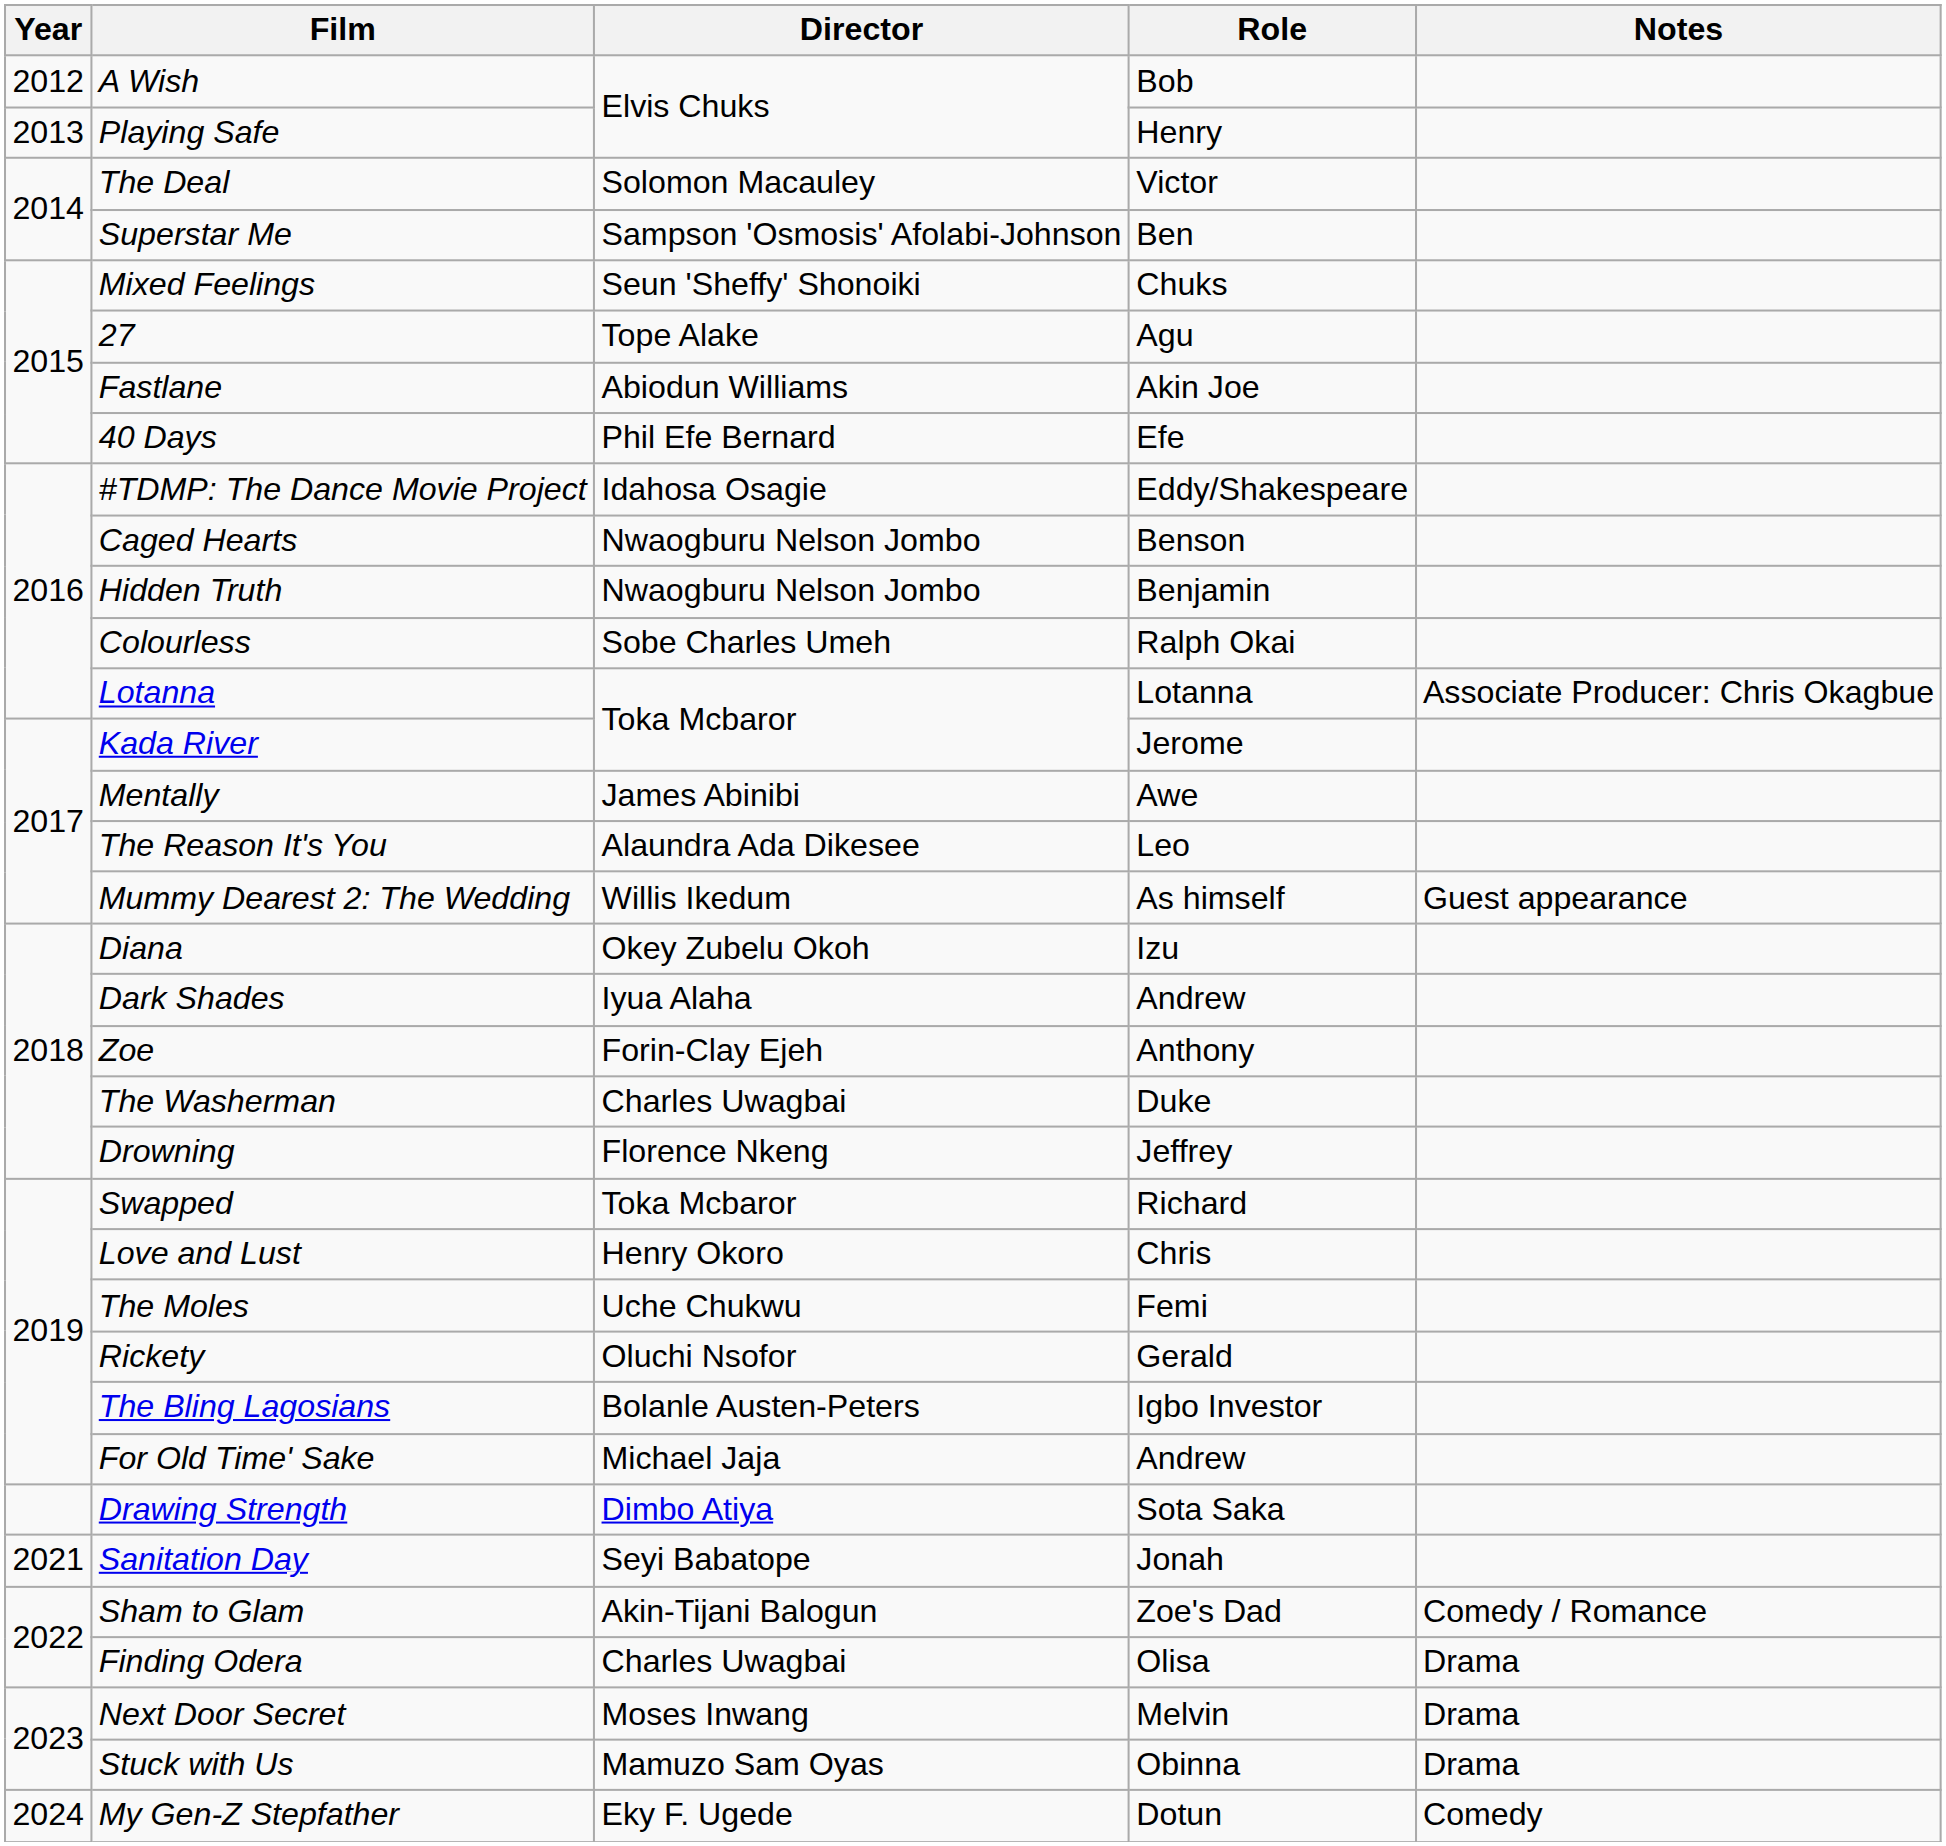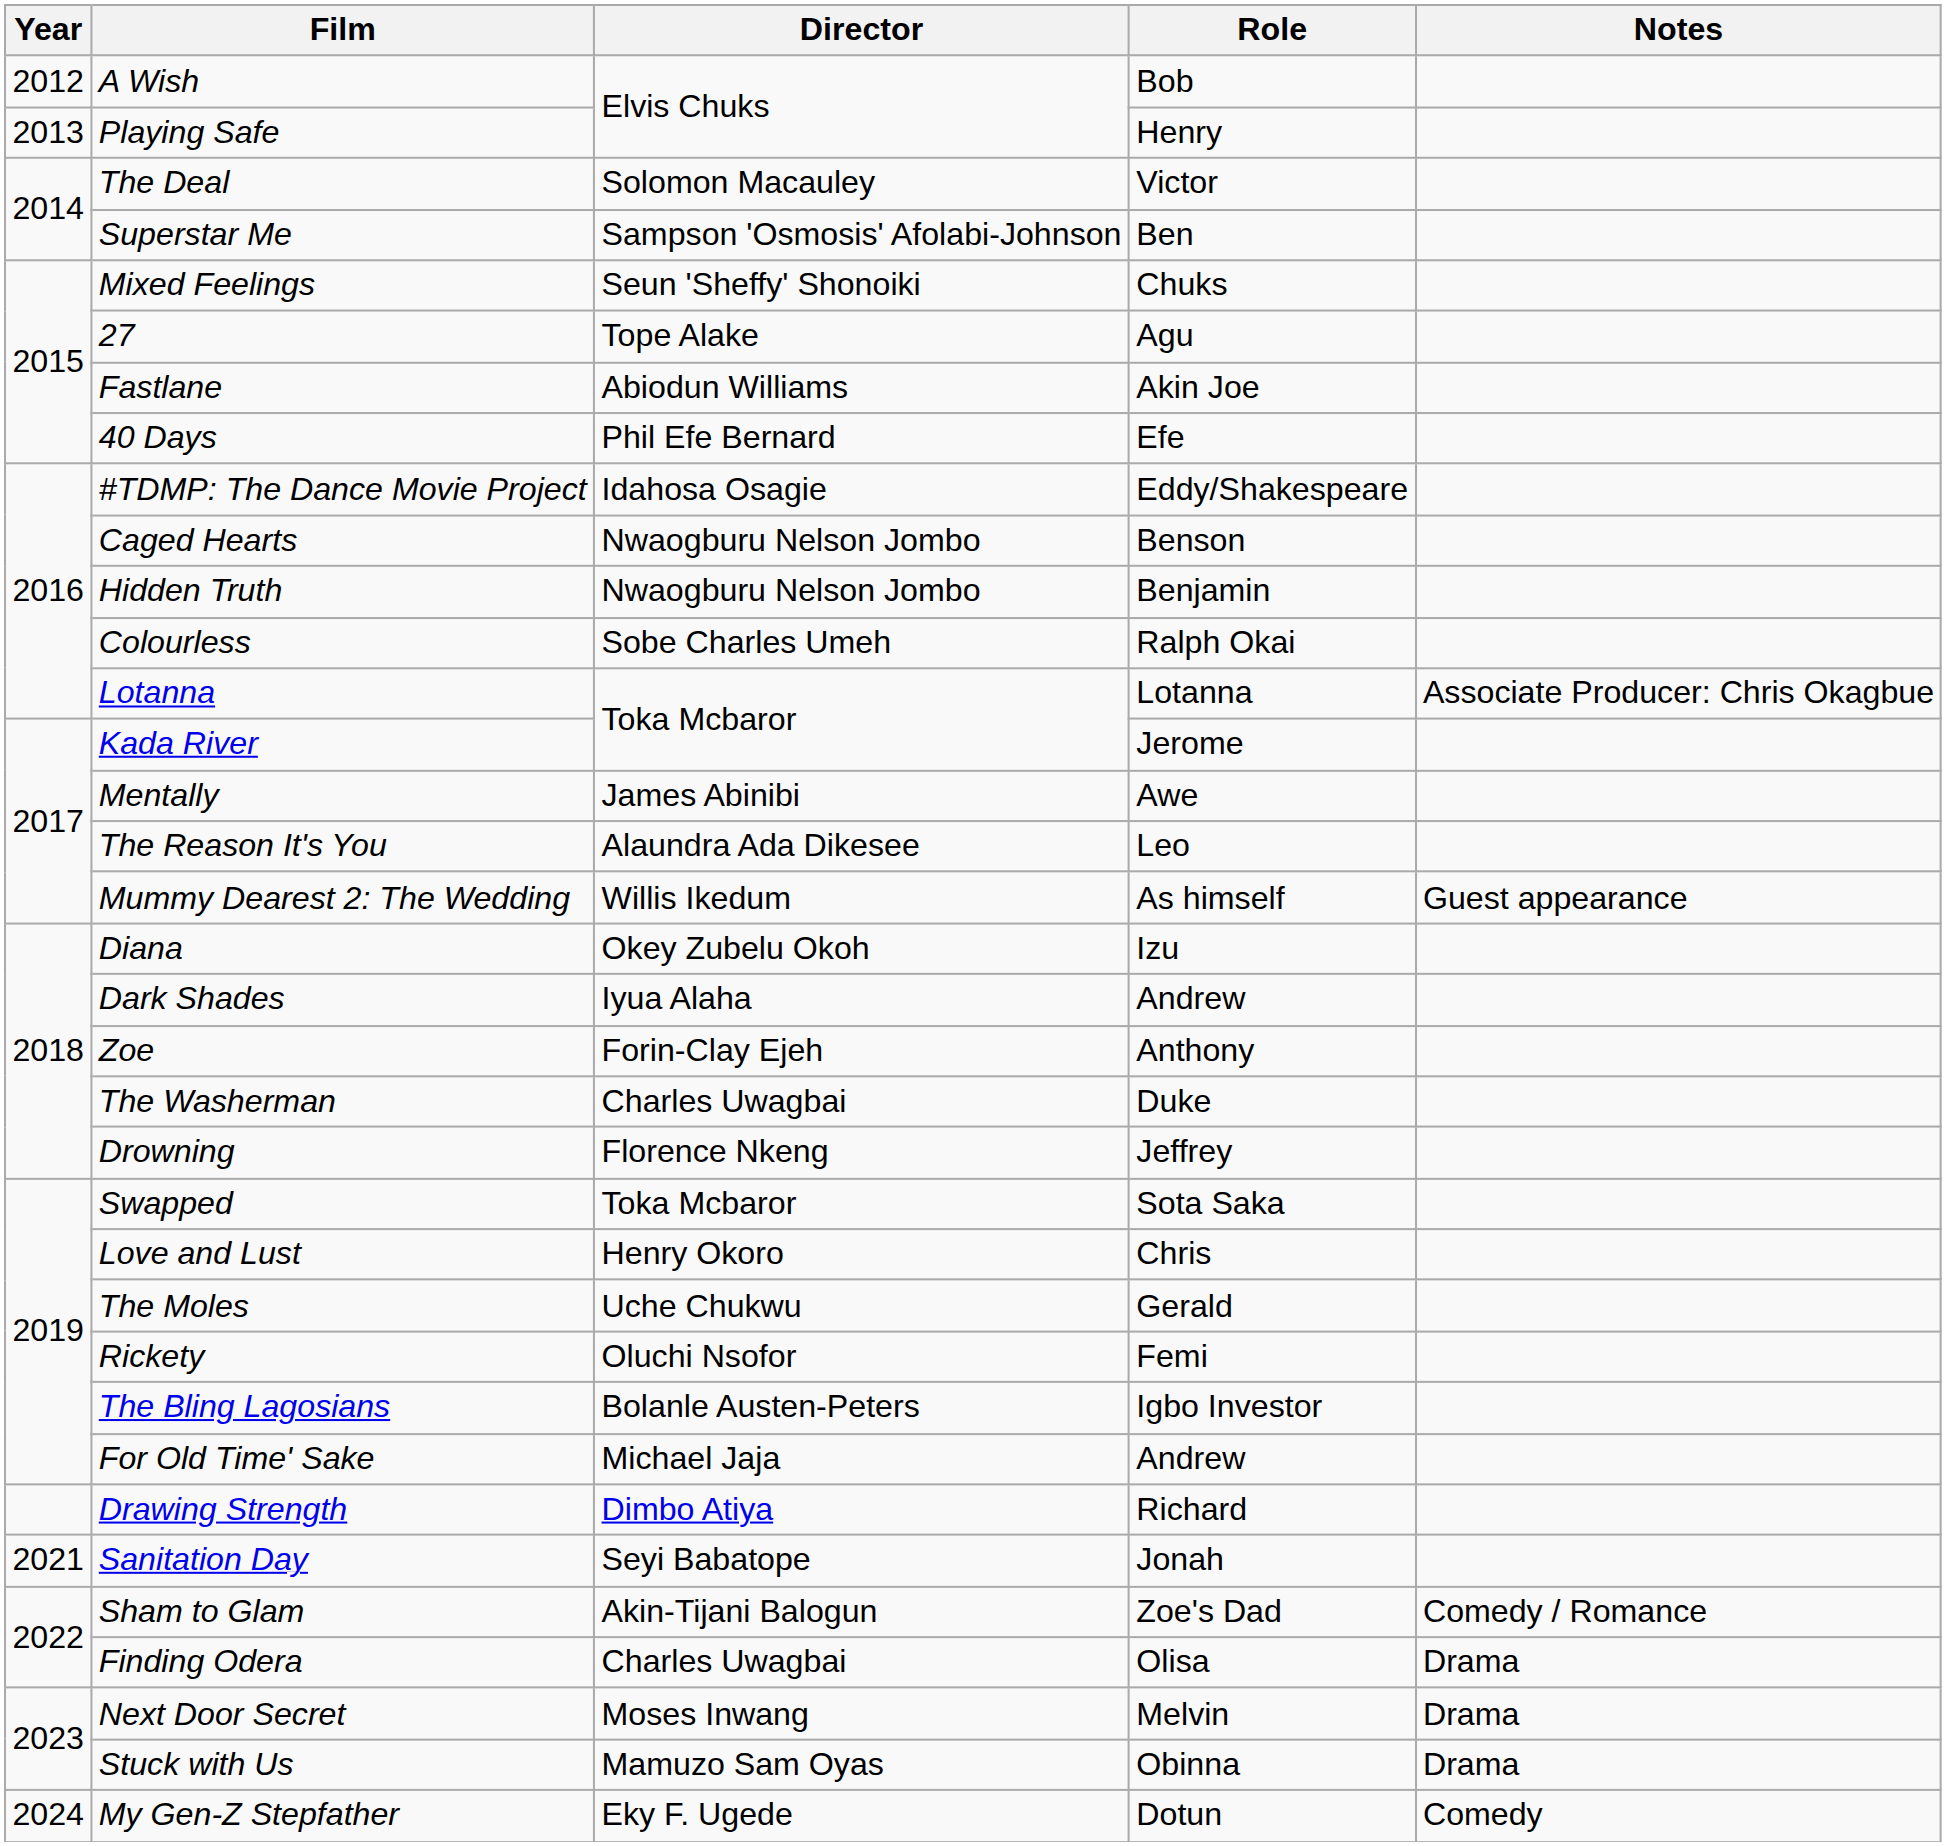(1192, 1203) Richard -> (1211, 1203) Sota Saka
(1172, 1305) Femi -> (1185, 1305) Gerald
(1185, 1356) Gerald -> (1172, 1356) Femi
(1211, 1509) Sota Saka -> (1192, 1509) Richard
